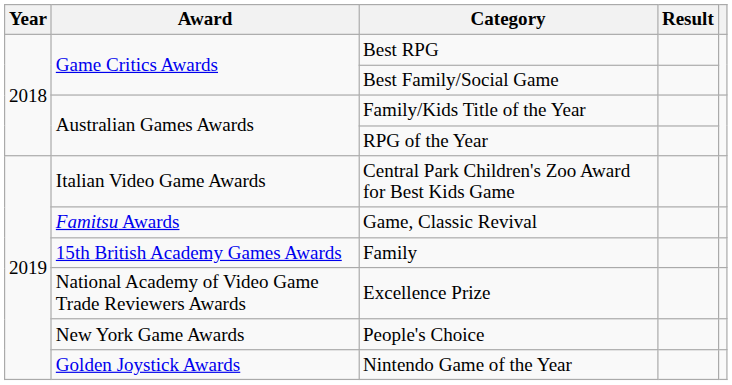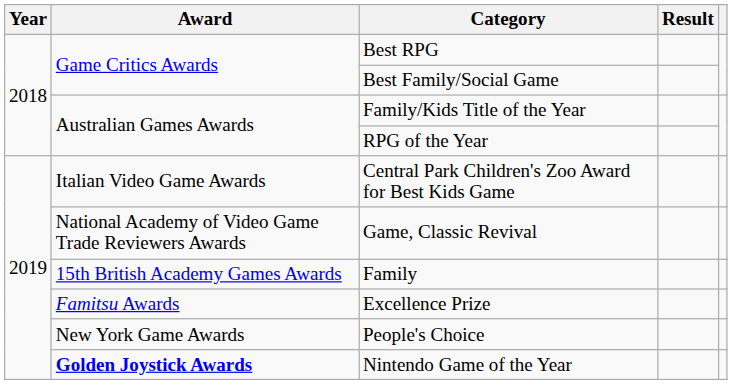(118, 222) Famitsu Awards -> (187, 232) National Academy of Video Game Trade Reviewers Awards
(187, 293) National Academy of Video Game Trade Reviewers Awards -> (118, 304) Famitsu Awards
(148, 364) normal -> (154, 364) bold
